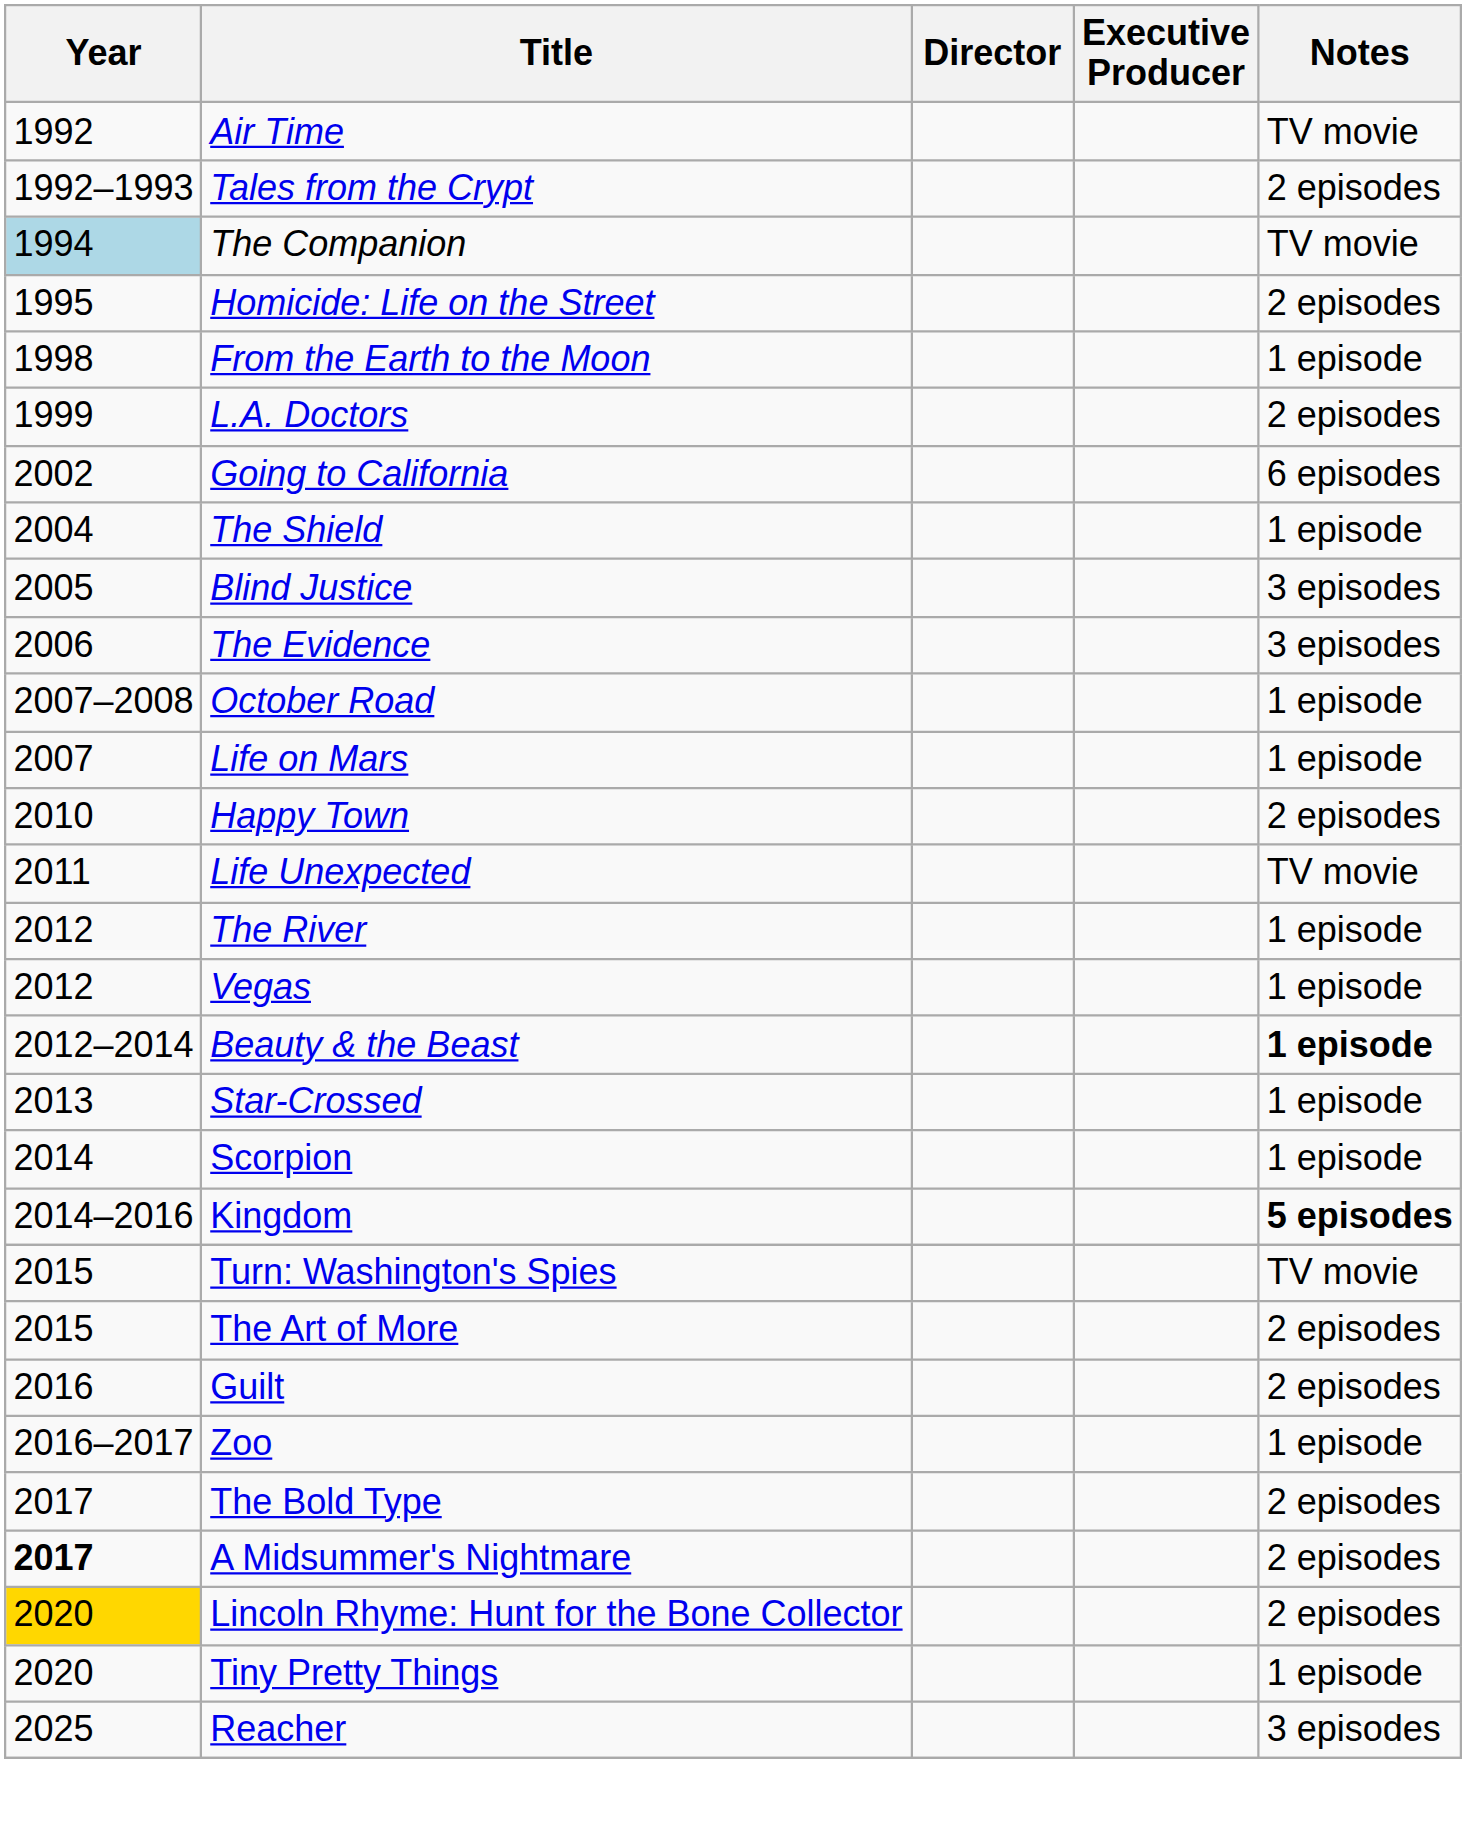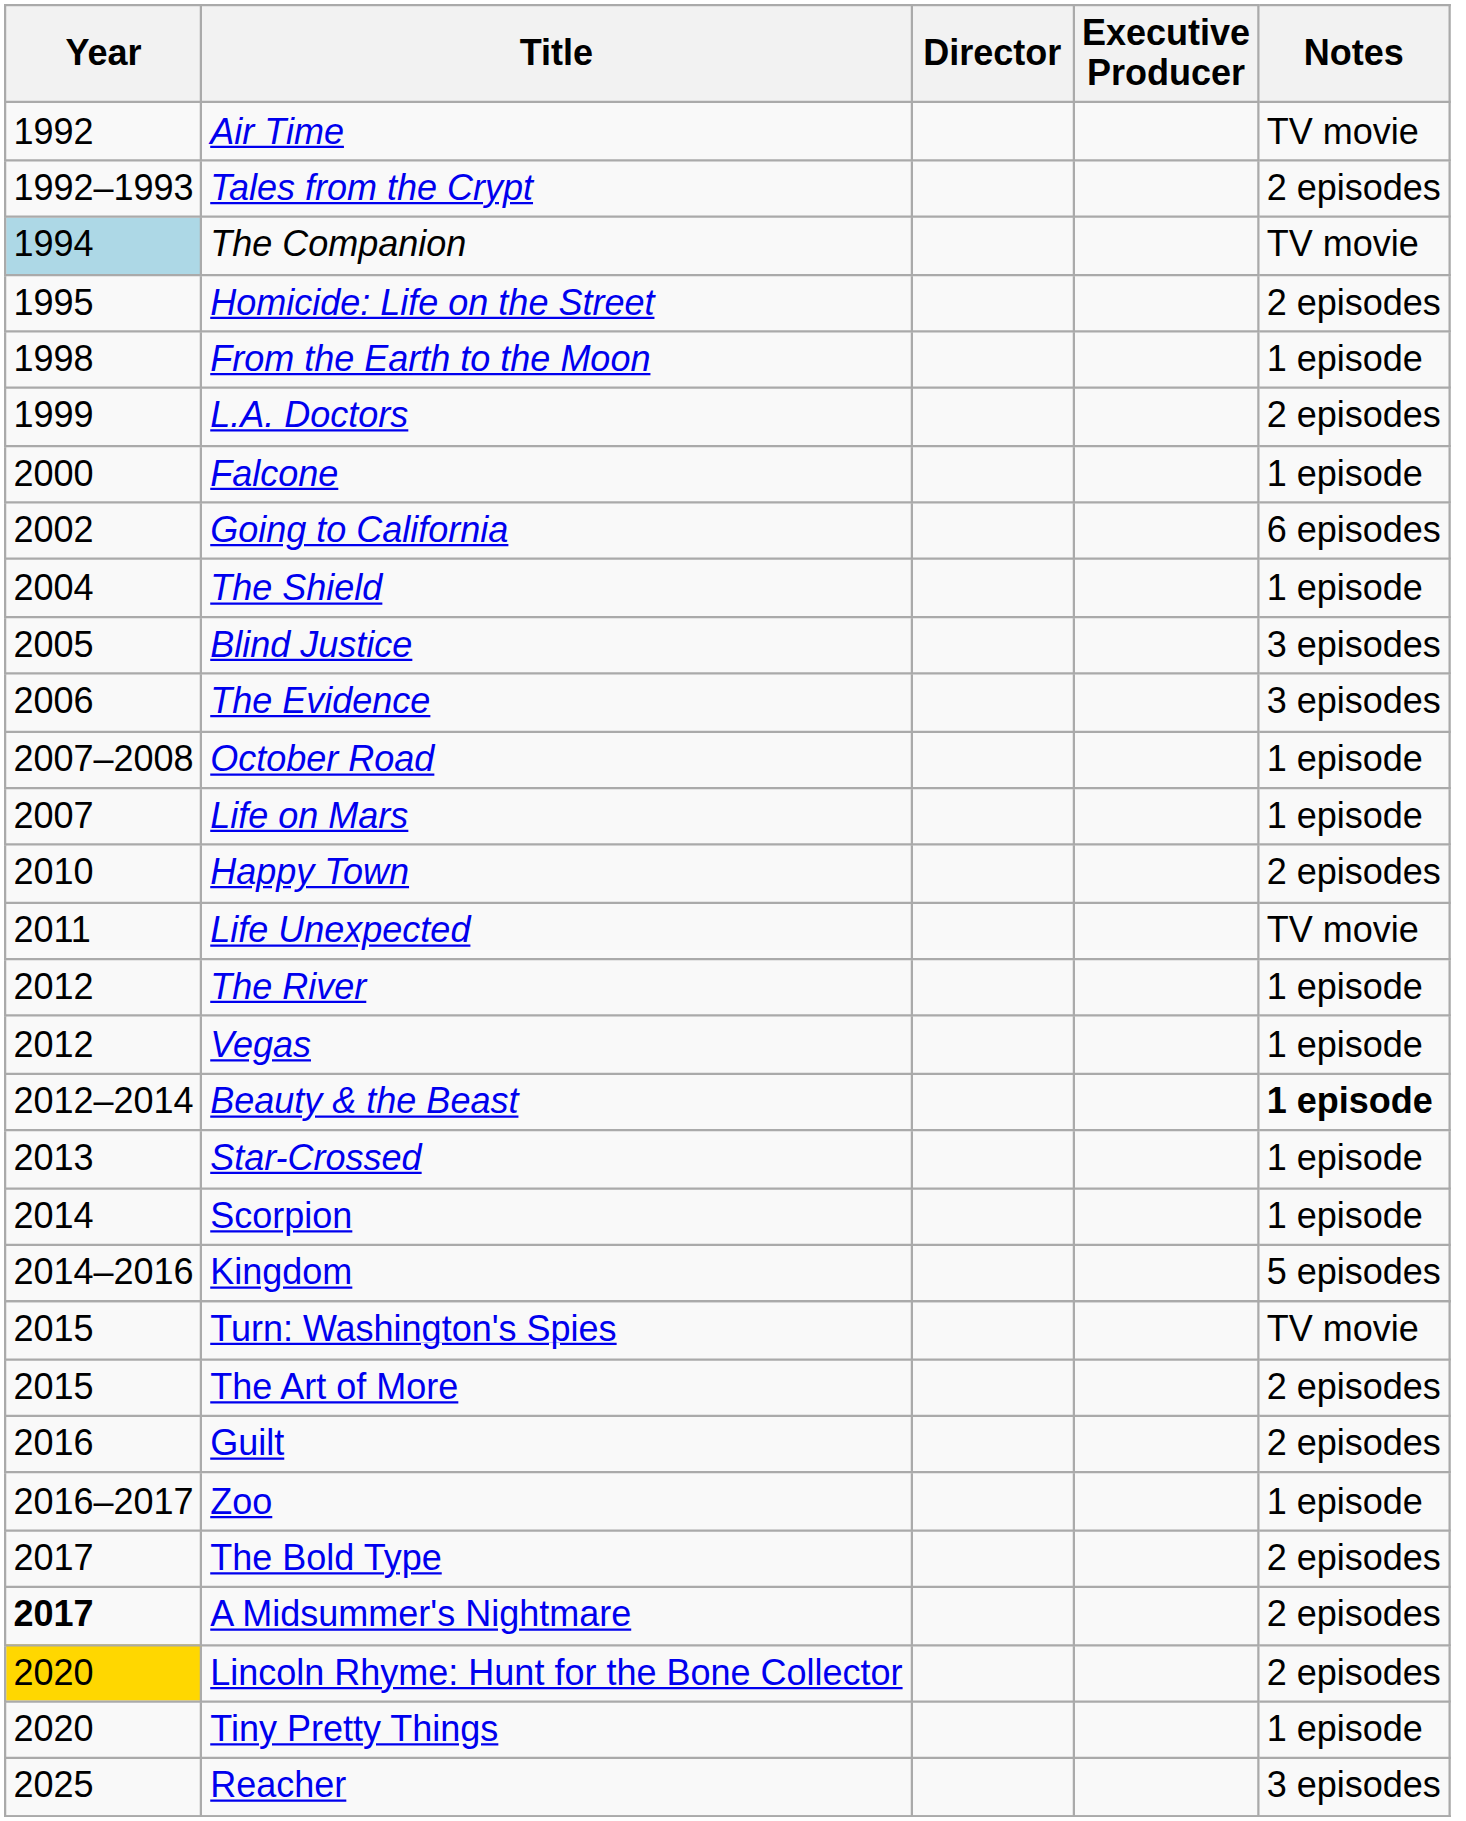+ row: (274, 473)
(1360, 1215) bold -> (1354, 1272) normal
